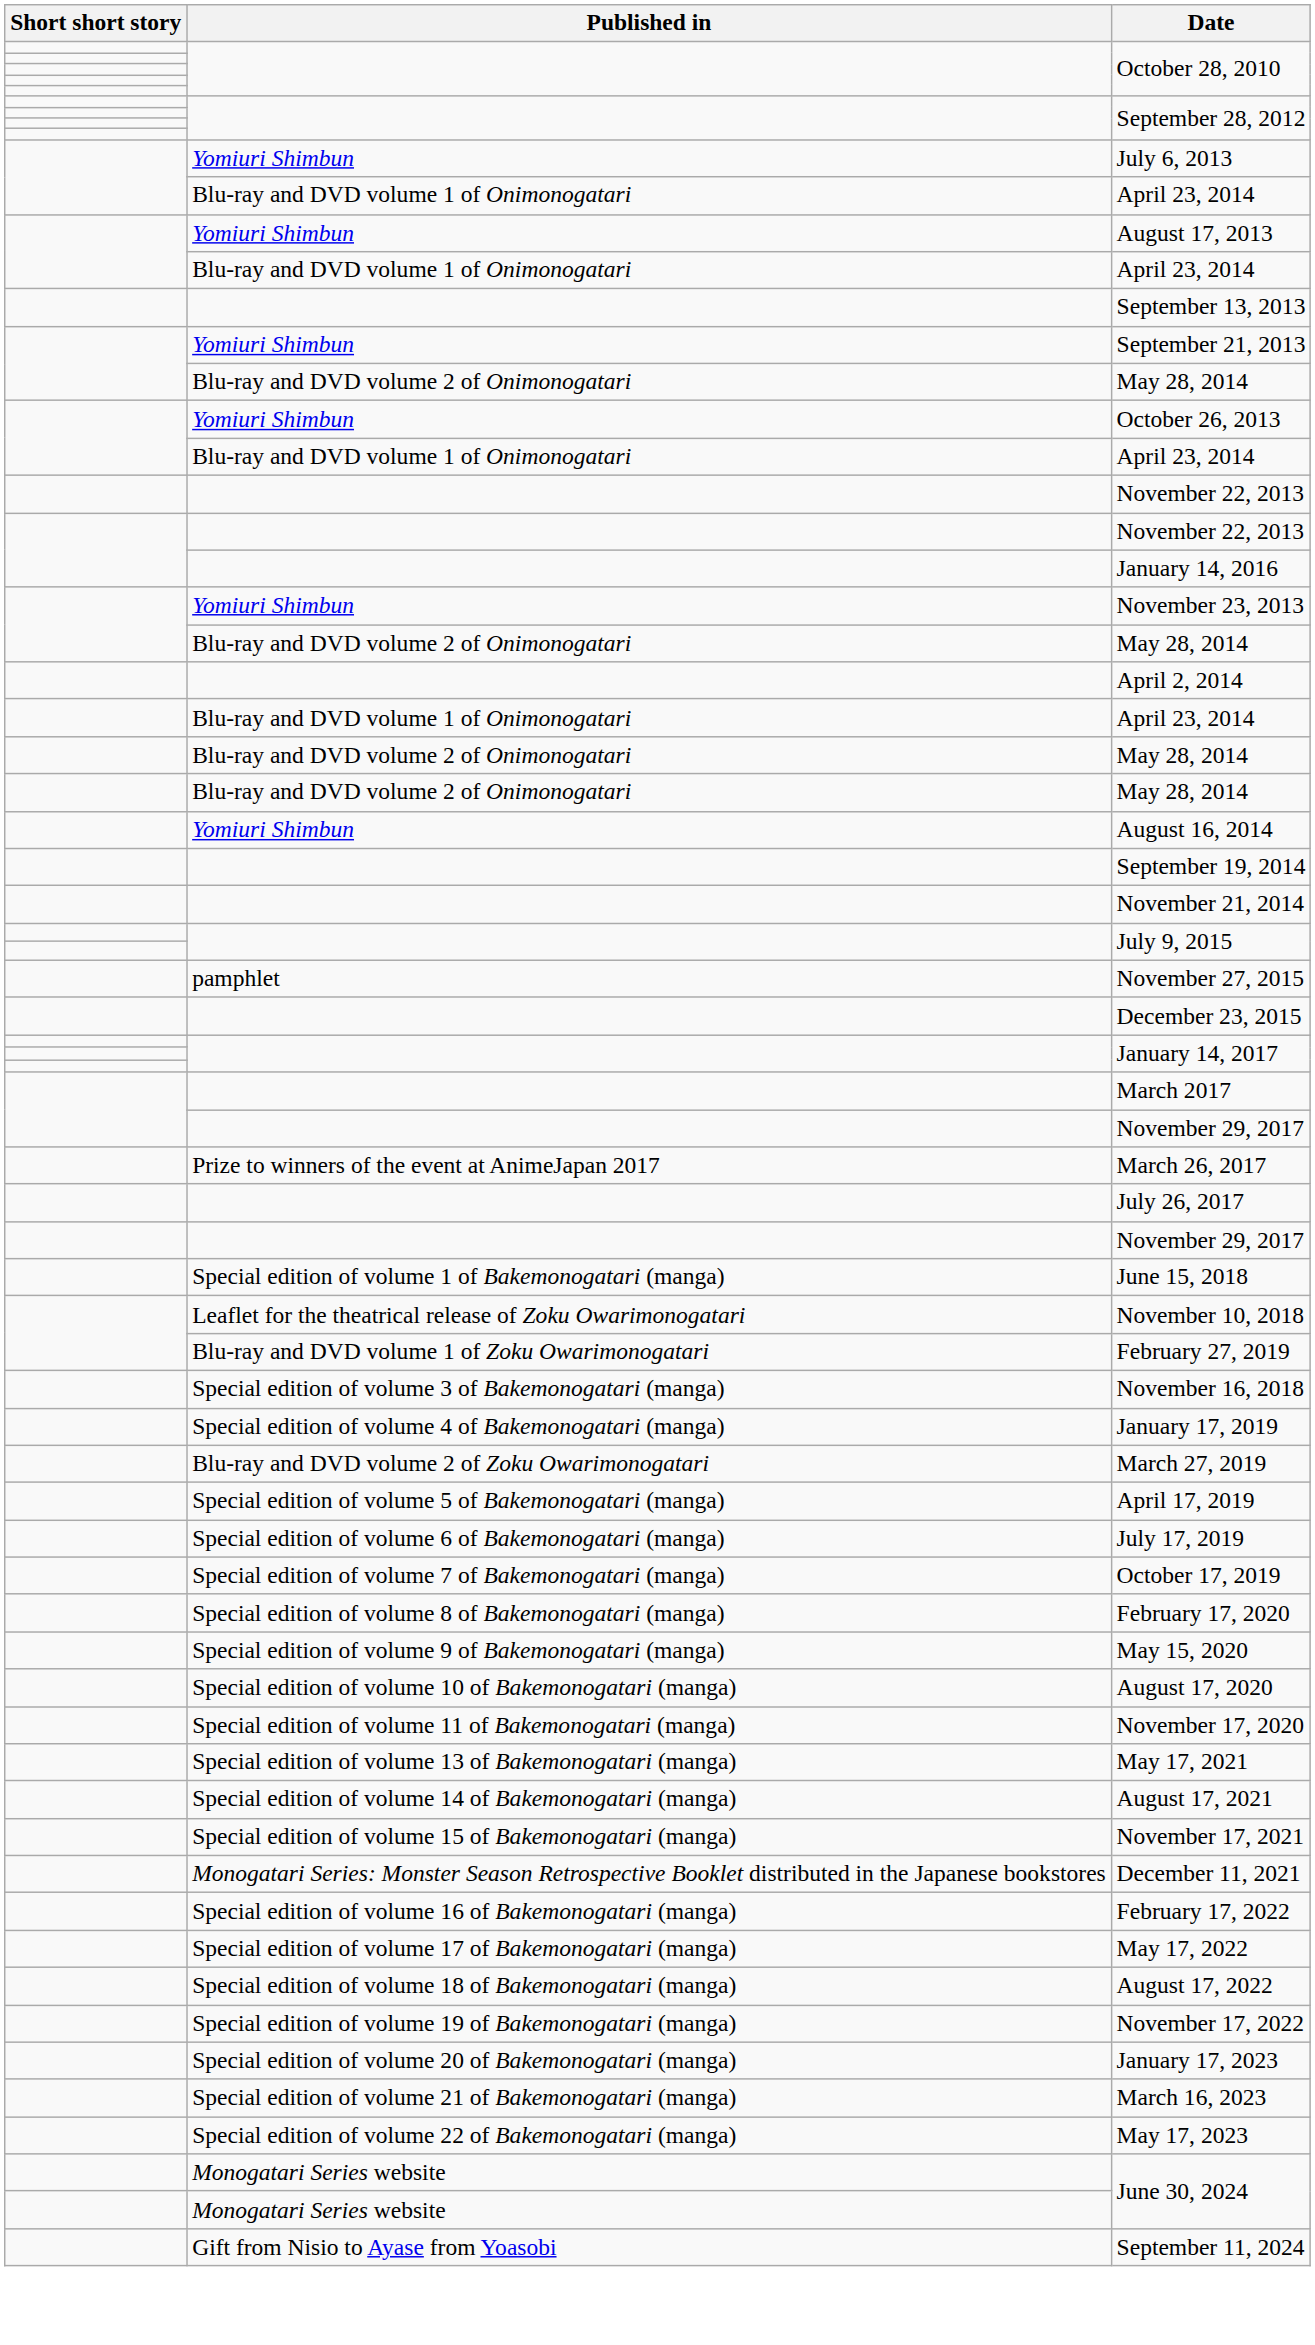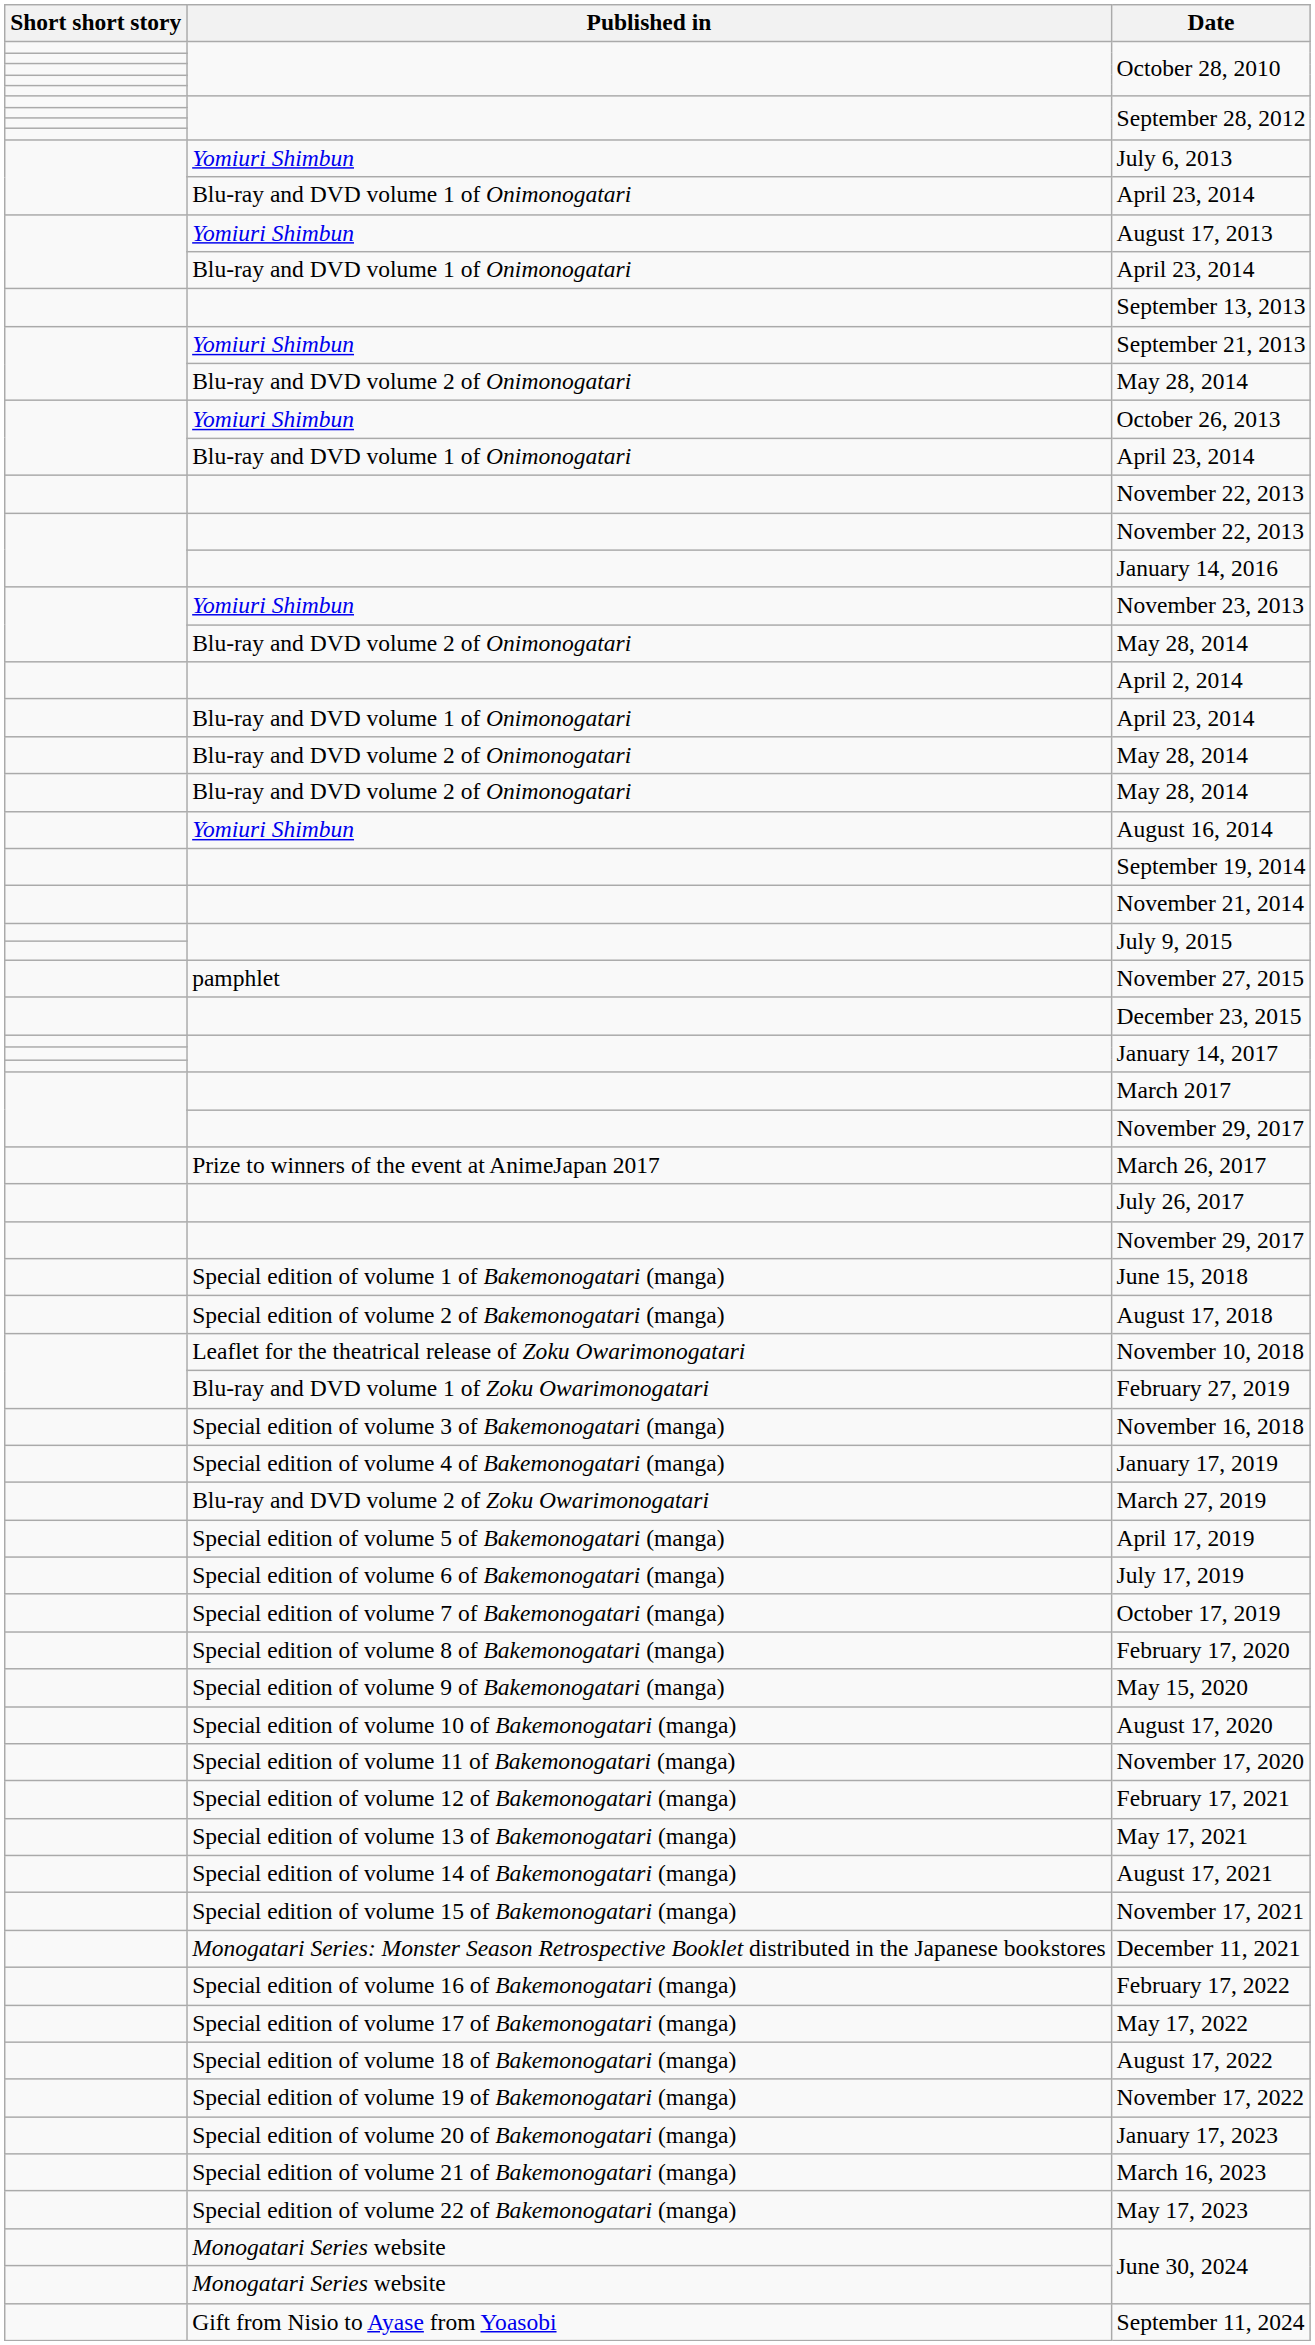+ row: (458, 1314)
+ row: (464, 1799)
